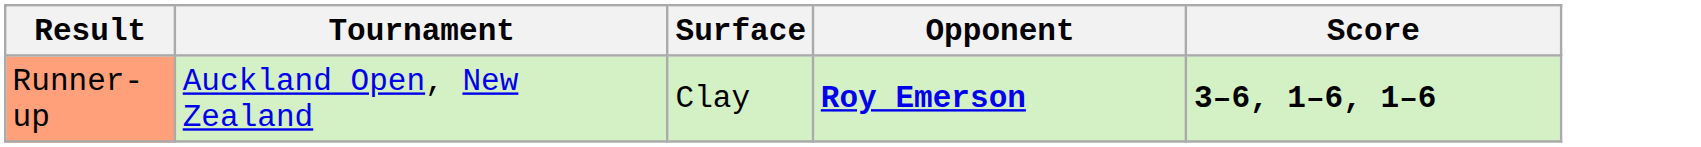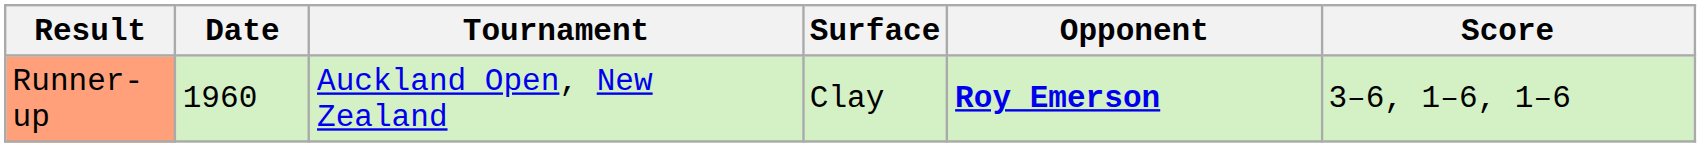+ column: (242, 31)
(1315, 99) bold -> (1450, 99) normal
